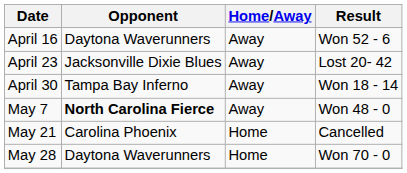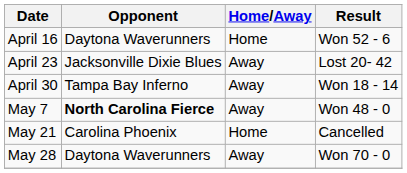(246, 39) Away -> (248, 39) Home
(248, 156) Home -> (246, 156) Away
